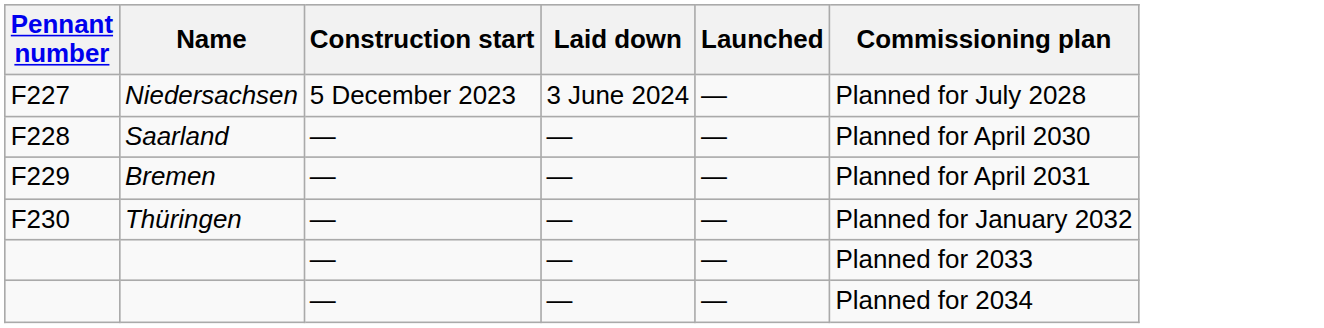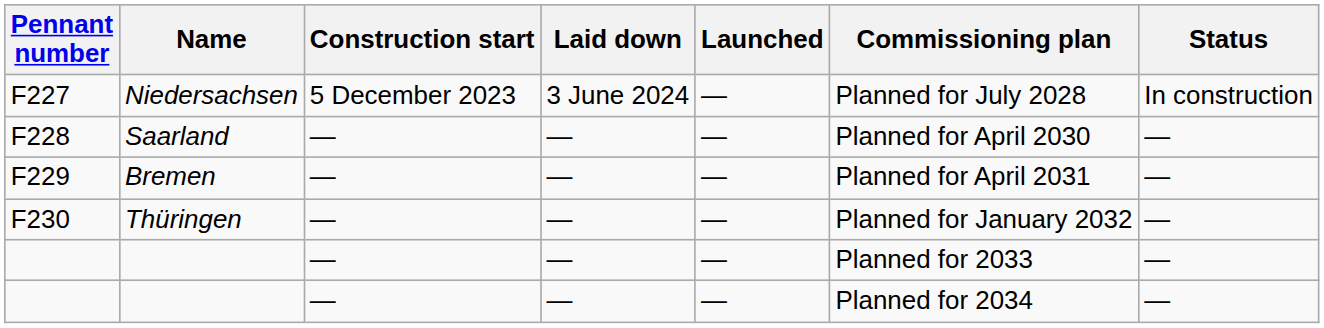+ column: (1229, 39)
